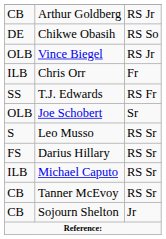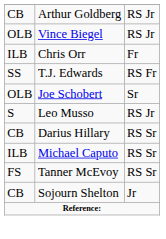- row: (77, 34)
(142, 133) RS Sr -> (141, 113) RS Jr
(14, 152) FS -> (16, 133) CB
(16, 192) CB -> (14, 172) FS
